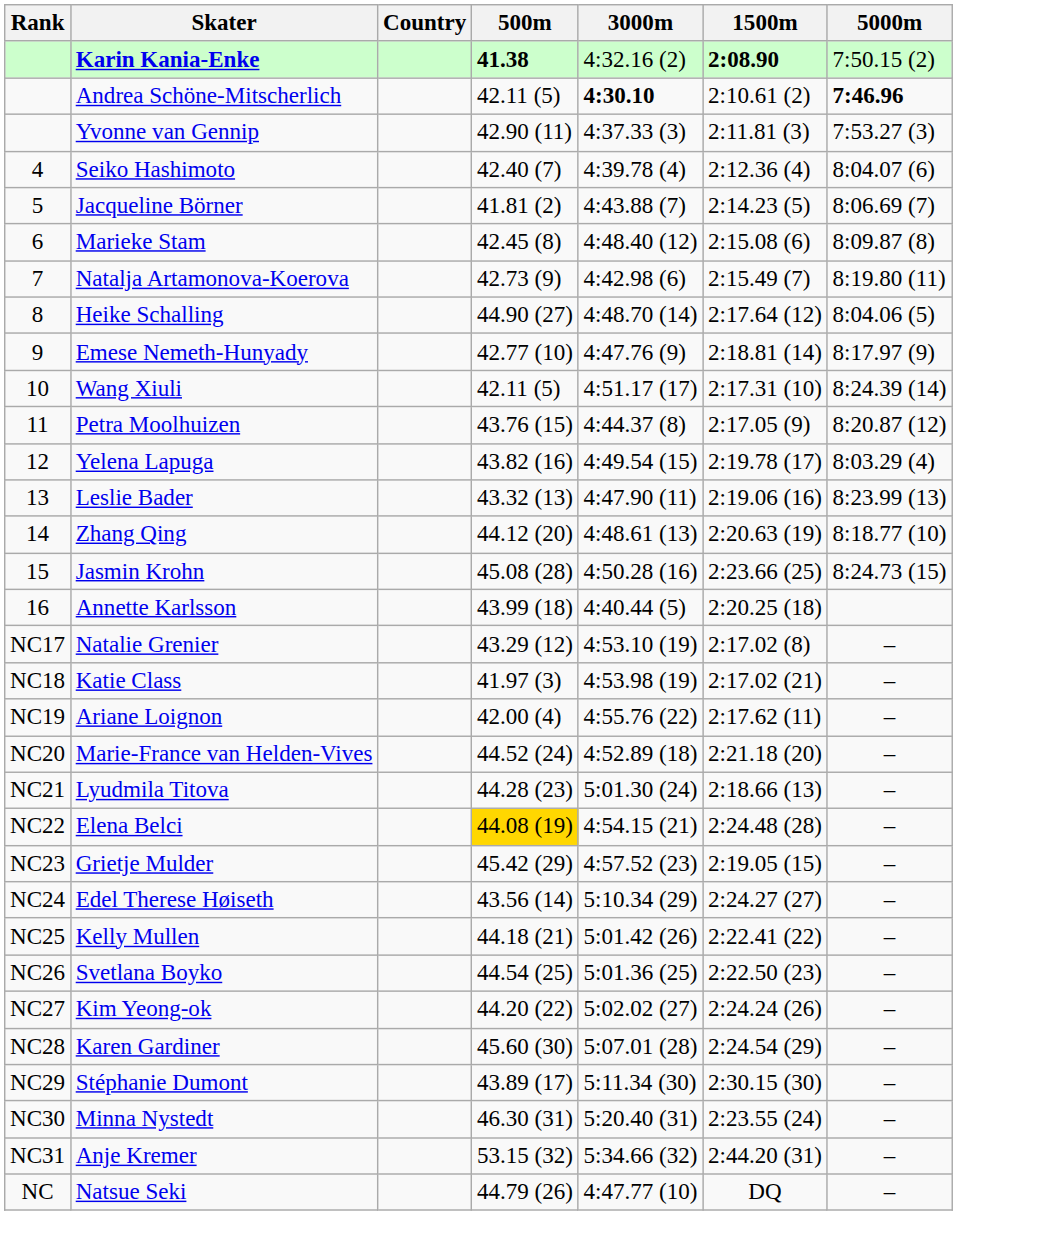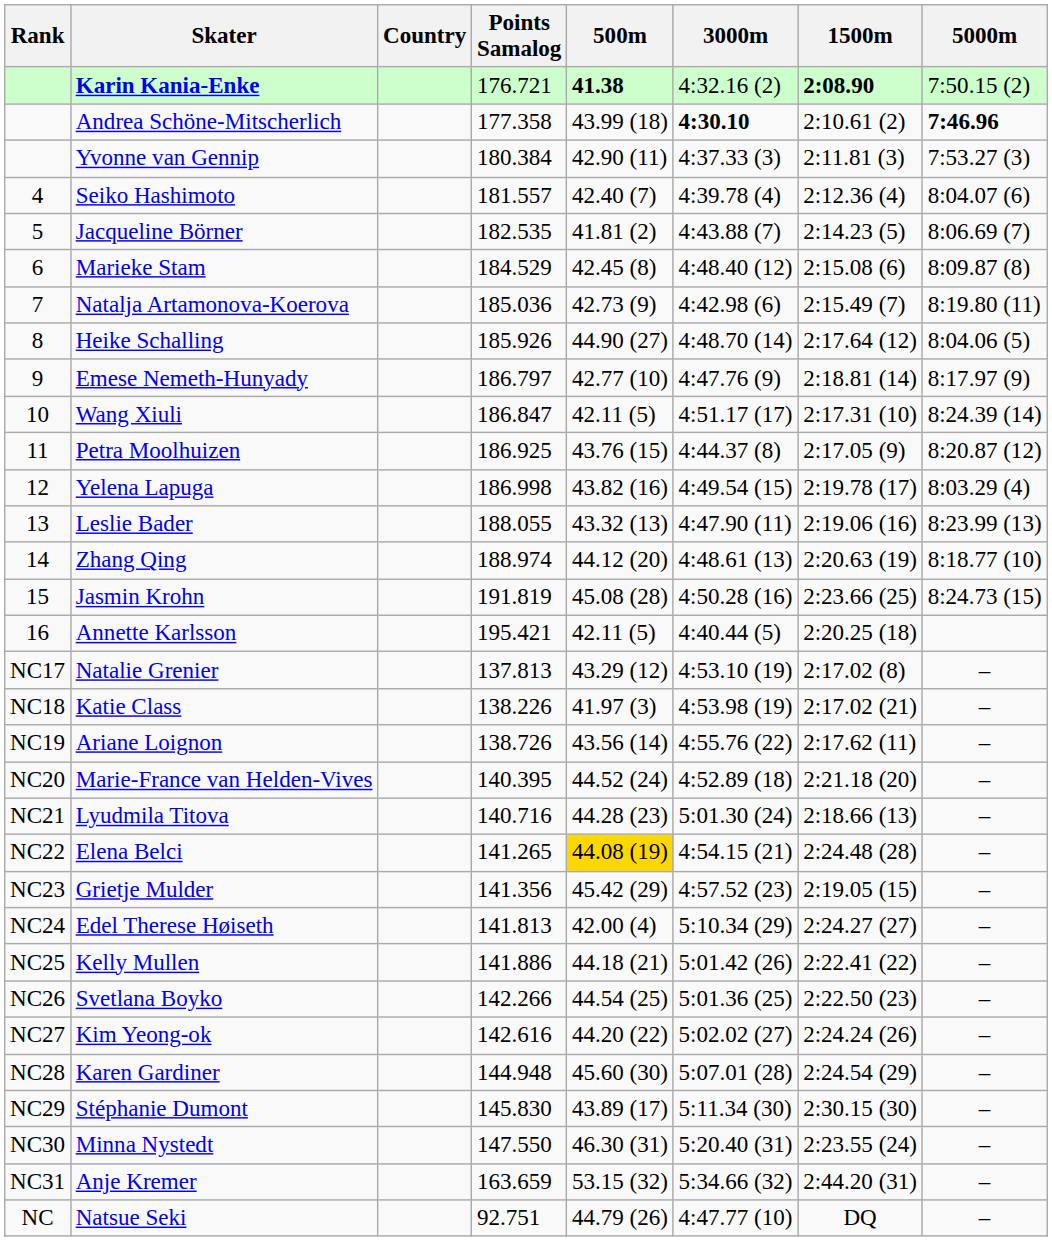+ column: (519, 35)
(519, 95) 42.11 (5) -> (620, 121) 43.99 (18)
(525, 607) 43.99 (18) -> (614, 633) 42.11 (5)
(519, 717) 42.00 (4) -> (620, 742) 43.56 (14)
(525, 899) 43.56 (14) -> (614, 925) 42.00 (4)
